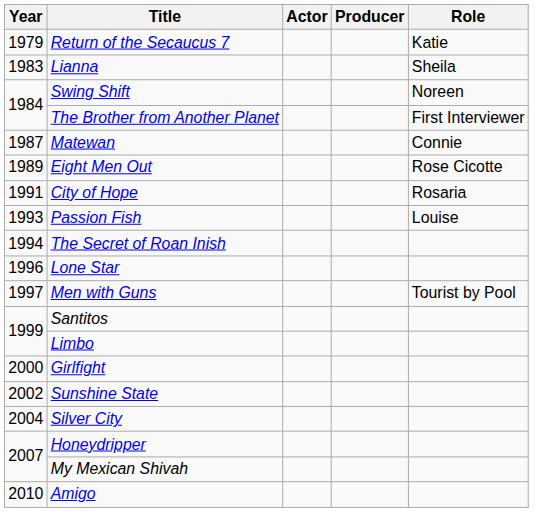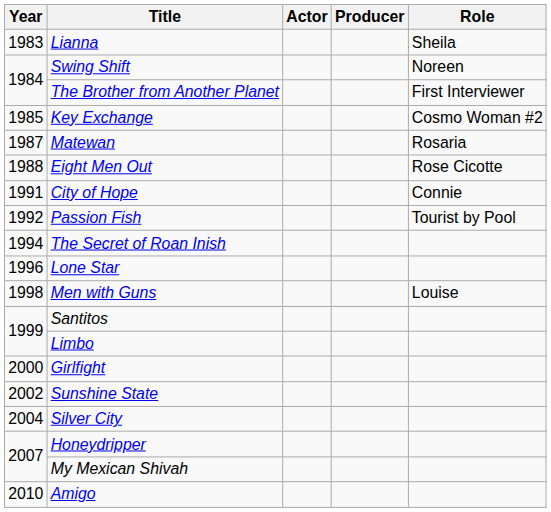- row: (140, 42)
+ row: (102, 117)
(437, 142) Connie -> (439, 142) Rosaria
(26, 167) 1989 -> (26, 167) 1988
(439, 192) Rosaria -> (437, 192) Connie
(26, 218) 1993 -> (26, 218) 1992
(435, 218) Louise -> (464, 218) Tourist by Pool
(26, 293) 1997 -> (26, 293) 1998
(464, 293) Tourist by Pool -> (435, 293) Louise
